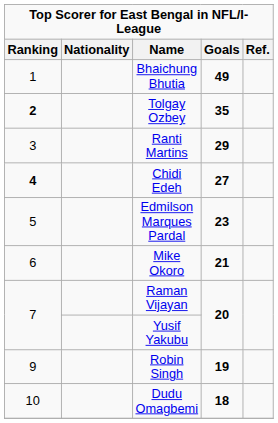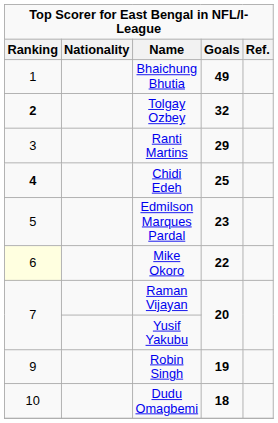(222, 111) 35 -> (222, 111) 32
(222, 180) 27 -> (222, 180) 25
(33, 263) no background -> (33, 263) lightyellow background
(222, 263) 21 -> (222, 263) 22
